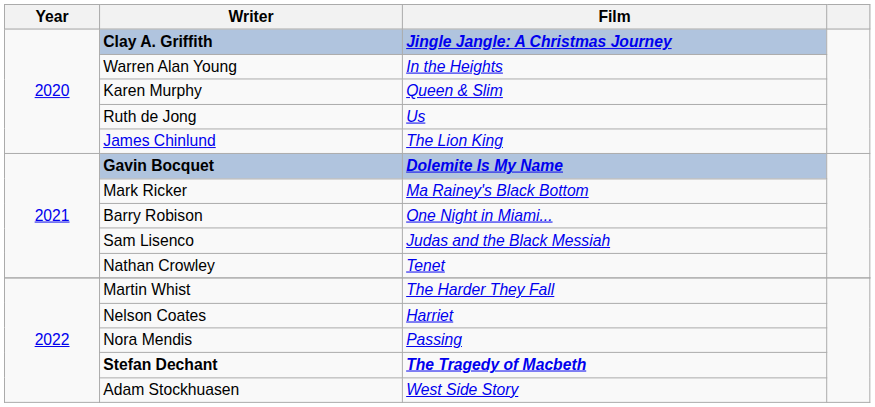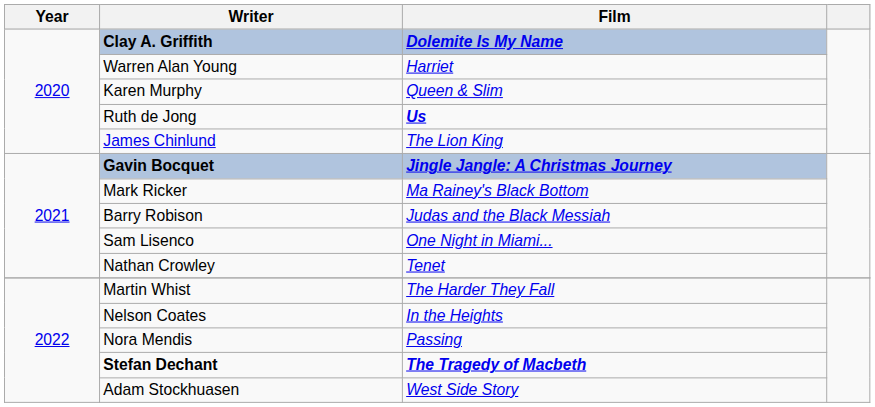(539, 41) Jingle Jangle: A Christmas Journey -> (485, 41) Dolemite Is My Name
(455, 66) In the Heights -> (430, 66) Harriet
(416, 116) normal -> (416, 116) bold
(485, 166) Dolemite Is My Name -> (539, 166) Jingle Jangle: A Christmas Journey
(479, 215) One Night in Miami... -> (508, 215) Judas and the Black Messiah
(508, 240) Judas and the Black Messiah -> (479, 240) One Night in Miami...
(430, 315) Harriet -> (455, 315) In the Heights
